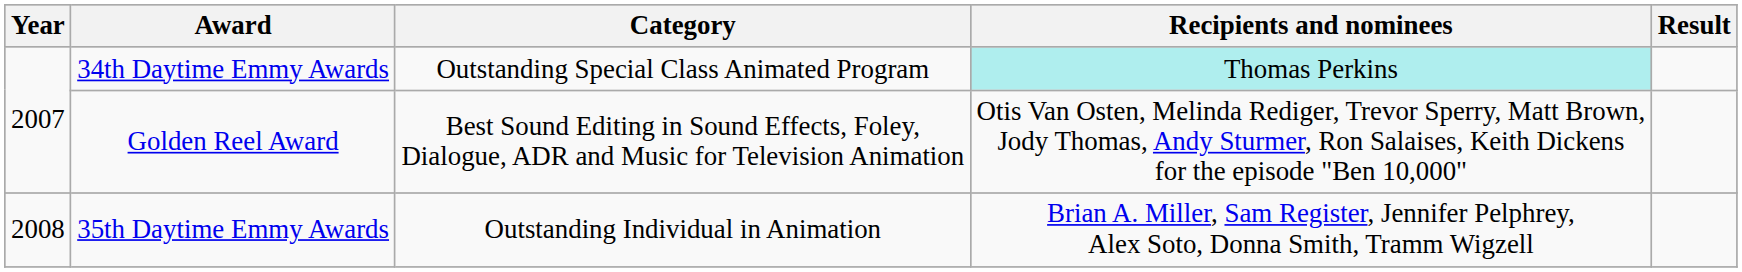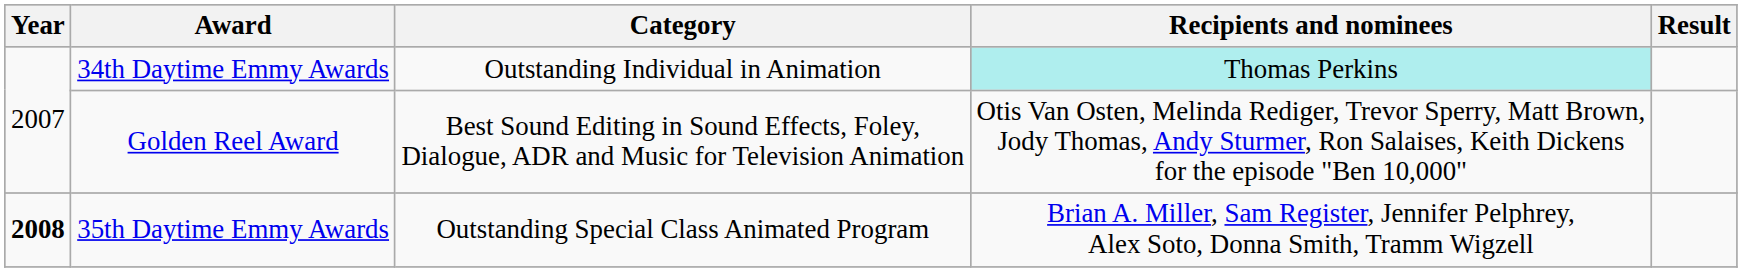(683, 68) Outstanding Special Class Animated Program -> (683, 68) Outstanding Individual in Animation
(38, 229) normal -> (38, 229) bold
(683, 229) Outstanding Individual in Animation -> (683, 229) Outstanding Special Class Animated Program
